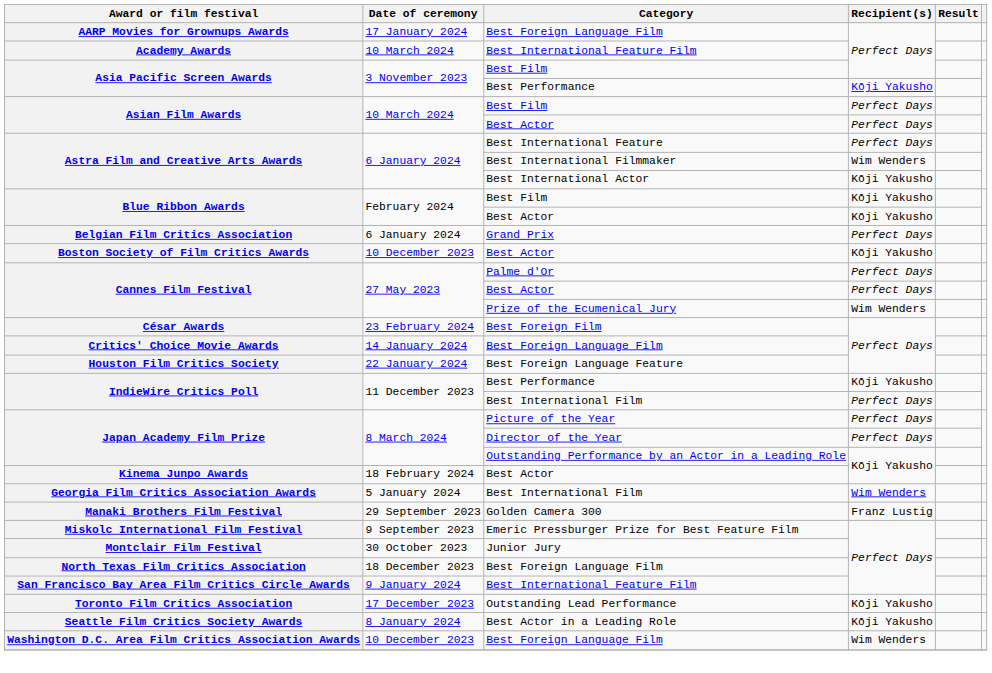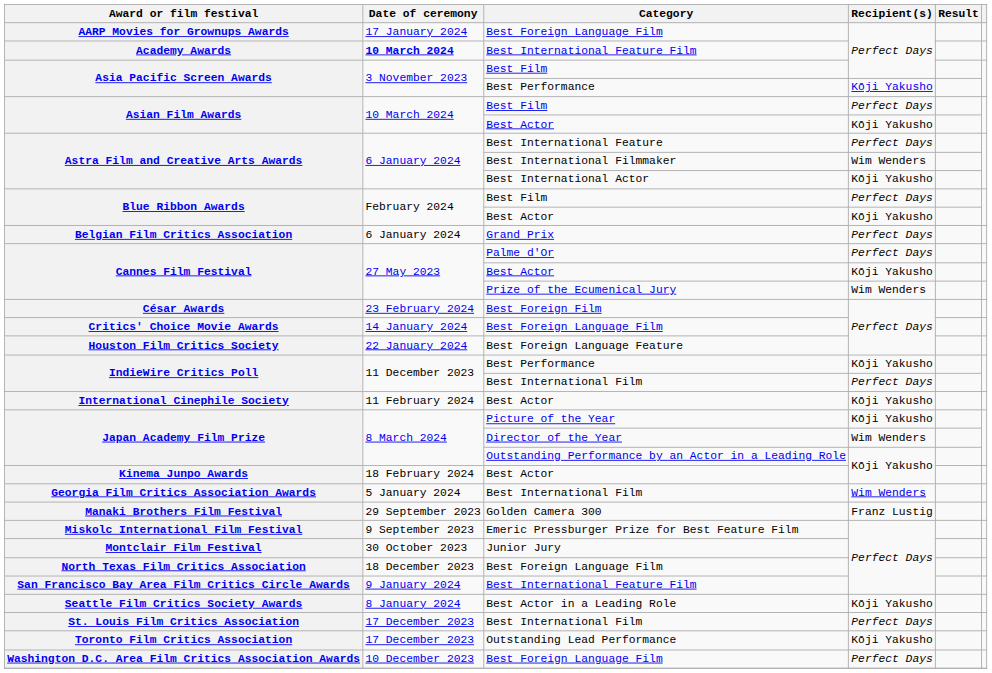(410, 51) normal -> (410, 51) bold
(892, 124) Perfect Days -> (892, 124) Kōji Yakusho
(892, 198) Kōji Yakusho -> (892, 198) Perfect Days
- row: (184, 253)
(892, 290) Perfect Days -> (892, 272) Kōji Yakusho
+ row: (184, 401)
(892, 419) Perfect Days -> (892, 419) Kōji Yakusho
(892, 438) Perfect Days -> (889, 438) Wim Wenders
rows swapped: (184, 622) <-> (184, 604)
+ row: (184, 622)
(889, 640) Wim Wenders -> (892, 659) Perfect Days
